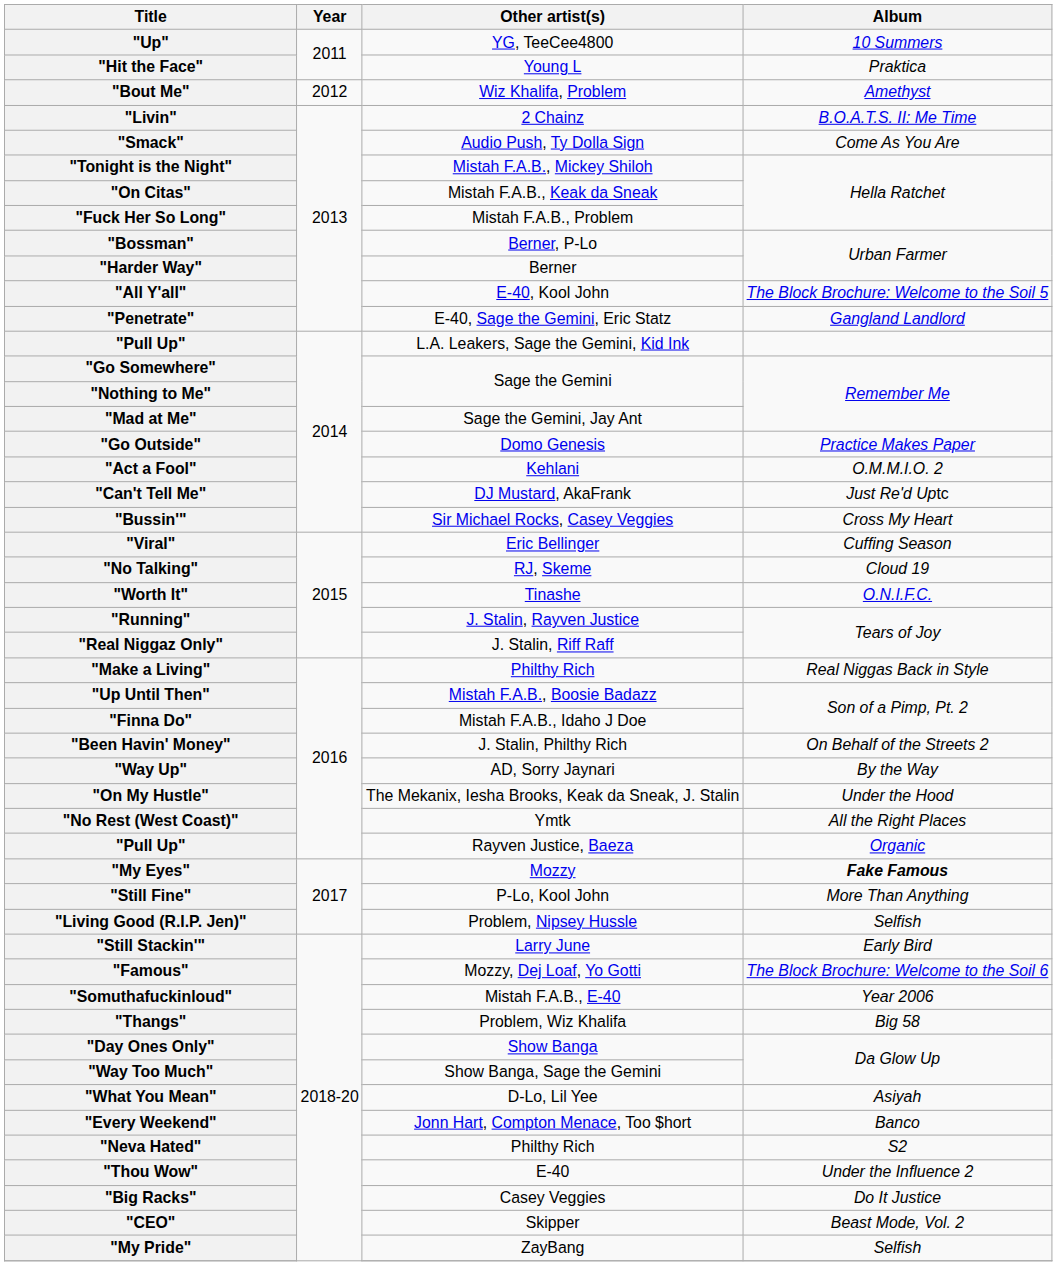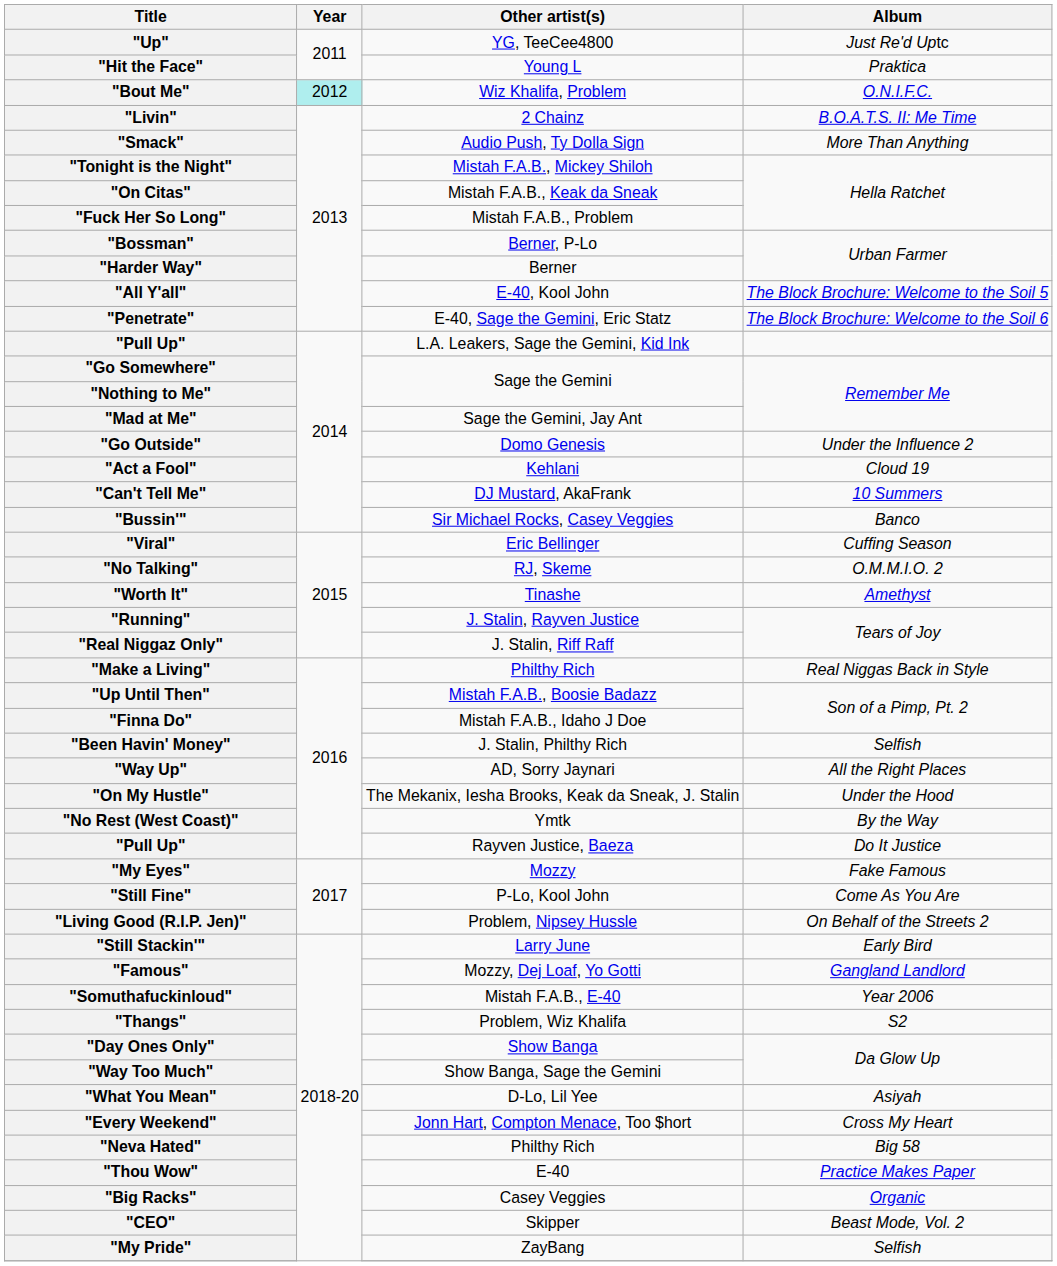(897, 42) 10 Summers -> (897, 42) Just Re'd Uptc
(330, 92) no background -> (330, 92) paleturquoise background
(897, 92) Amethyst -> (897, 92) O.N.I.F.C.
(897, 142) Come As You Are -> (897, 142) More Than Anything
(897, 318) Gangland Landlord -> (897, 318) The Block Brochure: Welcome to the Soil 6
(897, 444) Practice Makes Paper -> (897, 444) Under the Influence 2
(897, 469) O.M.M.I.O. 2 -> (897, 469) Cloud 19
(897, 494) Just Re'd Uptc -> (897, 494) 10 Summers
(897, 519) Cross My Heart -> (897, 519) Banco
(897, 569) Cloud 19 -> (897, 569) O.M.M.I.O. 2
(897, 594) O.N.I.F.C. -> (897, 594) Amethyst
(897, 745) On Behalf of the Streets 2 -> (897, 745) Selfish
(897, 770) By the Way -> (897, 770) All the Right Places
(897, 820) All the Right Places -> (897, 820) By the Way
(897, 846) Organic -> (897, 846) Do It Justice
(897, 871) bold -> (897, 871) normal
(897, 896) More Than Anything -> (897, 896) Come As You Are
(897, 921) Selfish -> (897, 921) On Behalf of the Streets 2
(897, 971) The Block Brochure: Welcome to the Soil 6 -> (897, 971) Gangland Landlord
(897, 1021) Big 58 -> (897, 1021) S2
(897, 1122) Banco -> (897, 1122) Cross My Heart
(897, 1147) S2 -> (897, 1147) Big 58
(897, 1172) Under the Influence 2 -> (897, 1172) Practice Makes Paper
(897, 1197) Do It Justice -> (897, 1197) Organic
